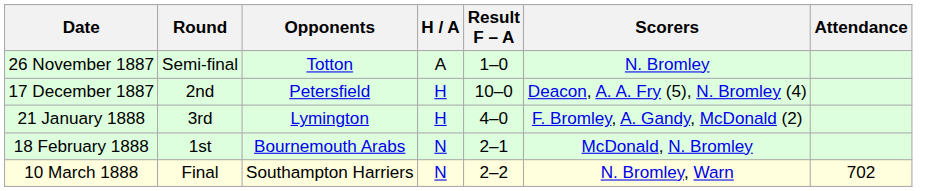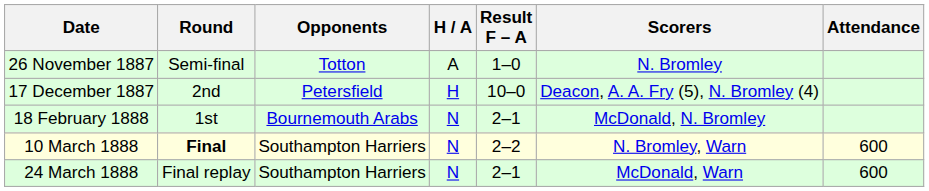- row: (81, 118)
(200, 173) normal -> (206, 145) bold
(861, 173) 702 -> (873, 145) 600
+ row: (81, 173)
